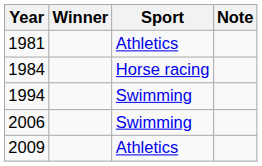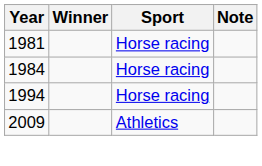(147, 43) Athletics -> (163, 43) Horse racing
(154, 95) Swimming -> (163, 95) Horse racing
- row: (27, 122)
